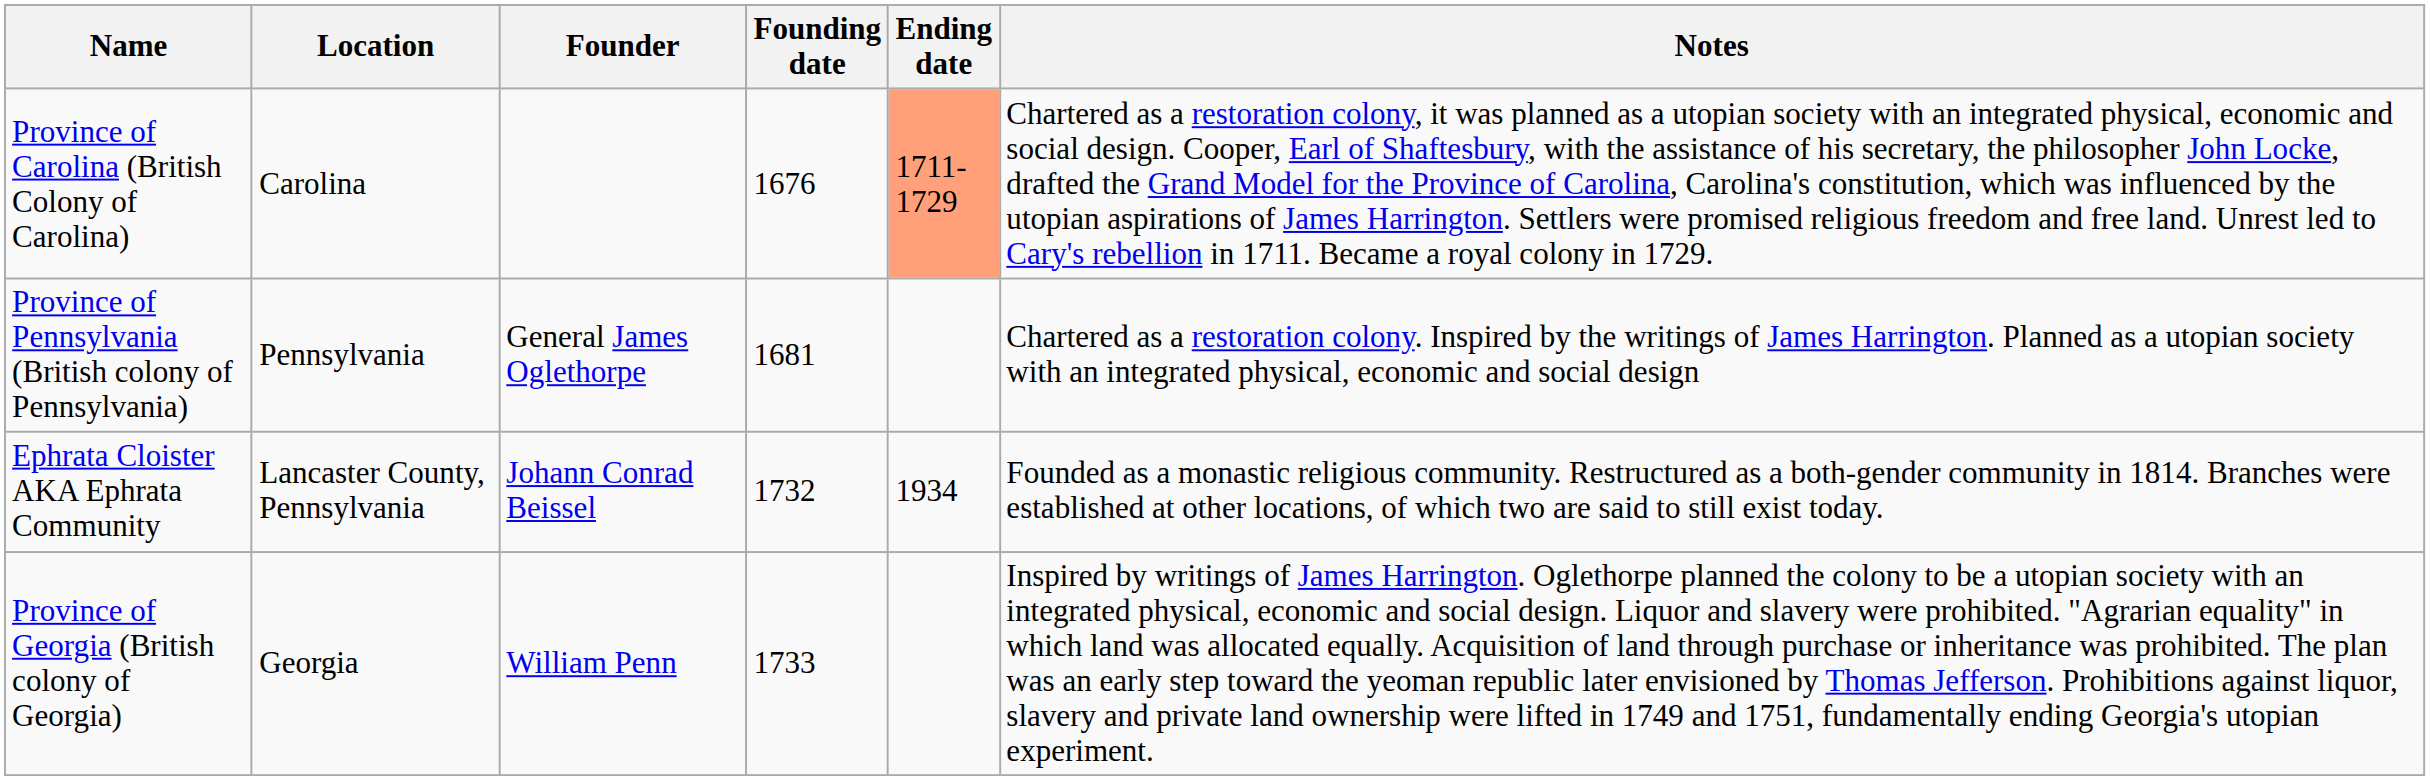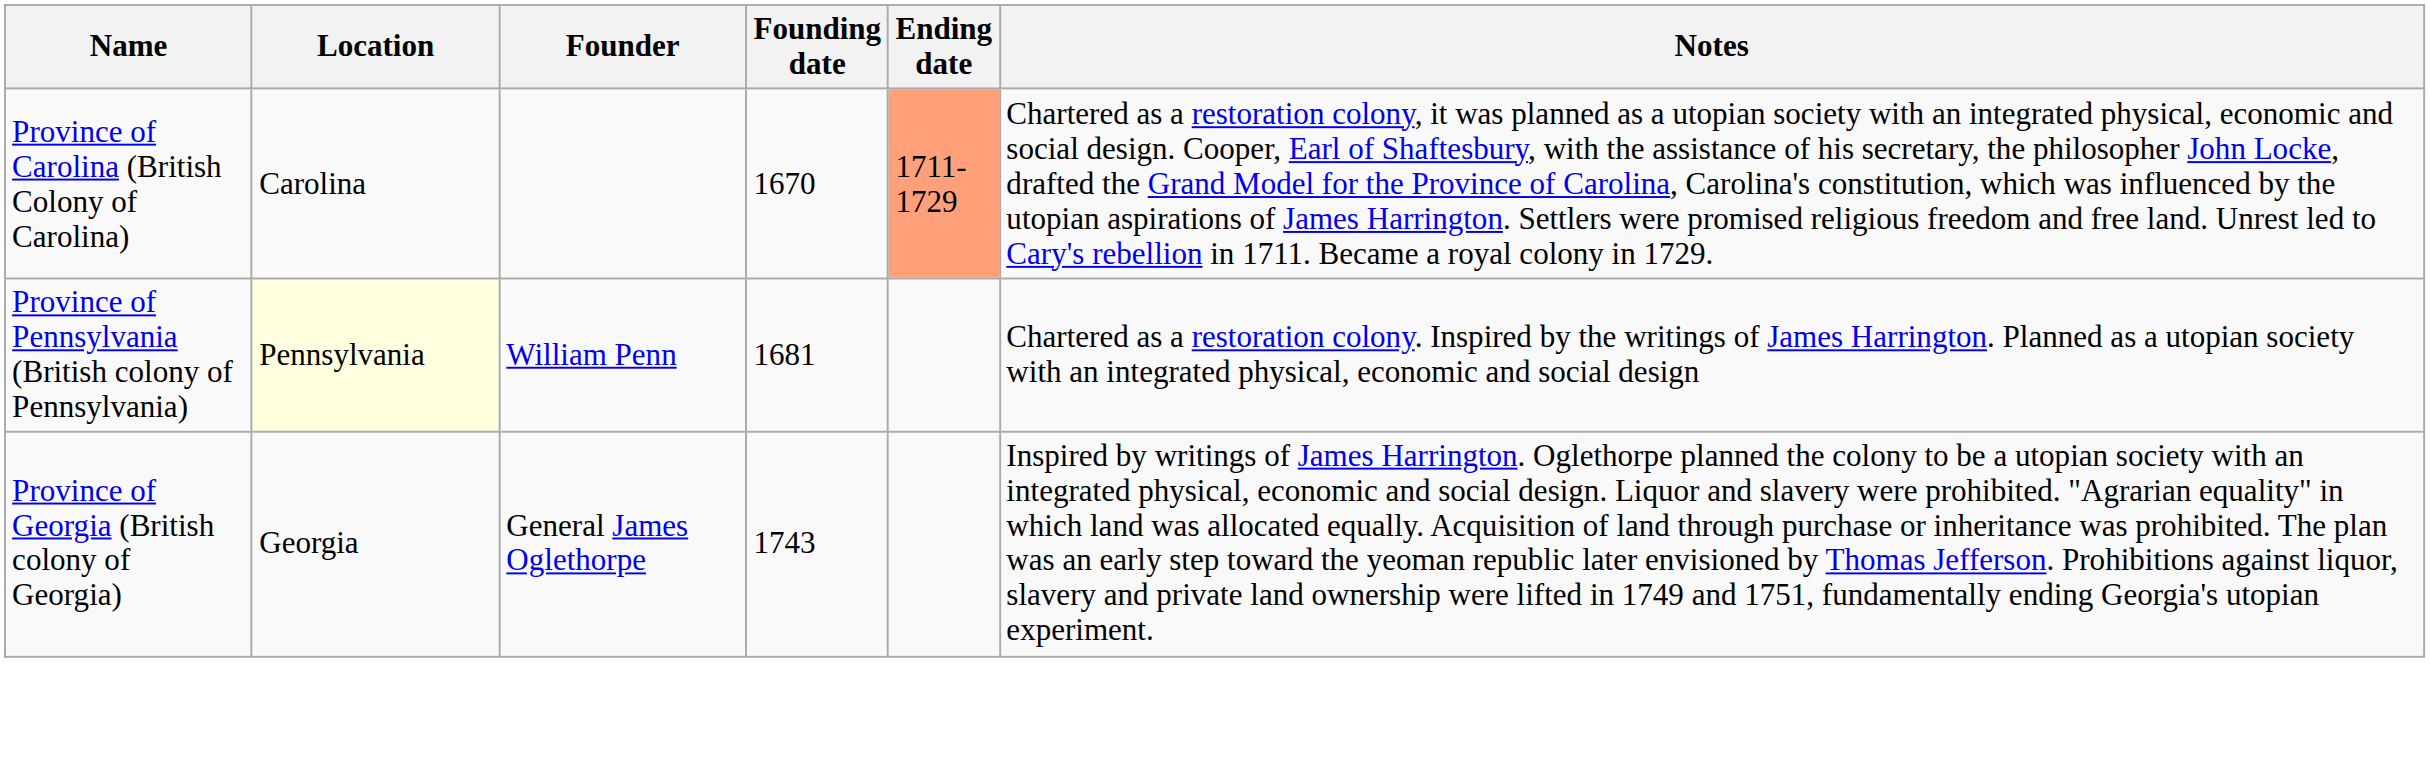(784, 183) 1676 -> (784, 183) 1670
(342, 354) no background -> (342, 354) lightyellow background
(597, 354) General James Oglethorpe -> (592, 354) William Penn
- row: (113, 491)
(592, 662) William Penn -> (597, 543) General James Oglethorpe
(784, 662) 1733 -> (784, 543) 1743
